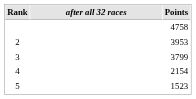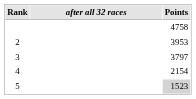(179, 57) 3799 -> (179, 57) 3797
(179, 86) no background -> (179, 86) lightgrey background
